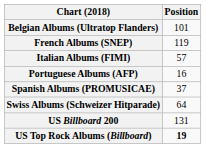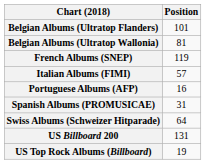+ row: (83, 43)
(181, 89) 37 -> (181, 105) 31
(181, 136) bold -> (181, 151) normal
